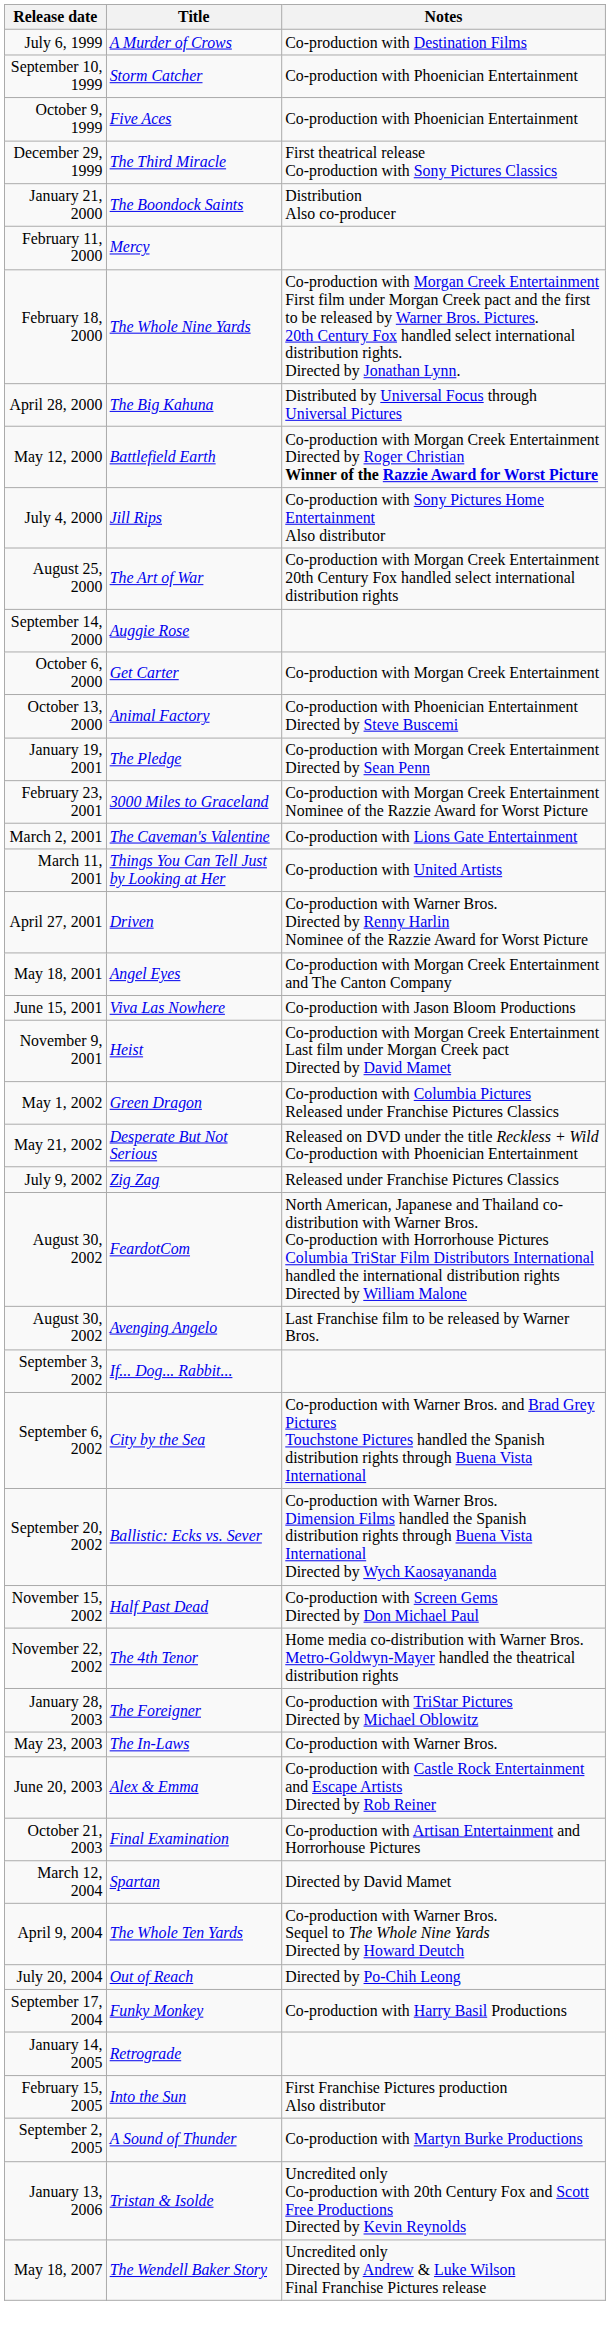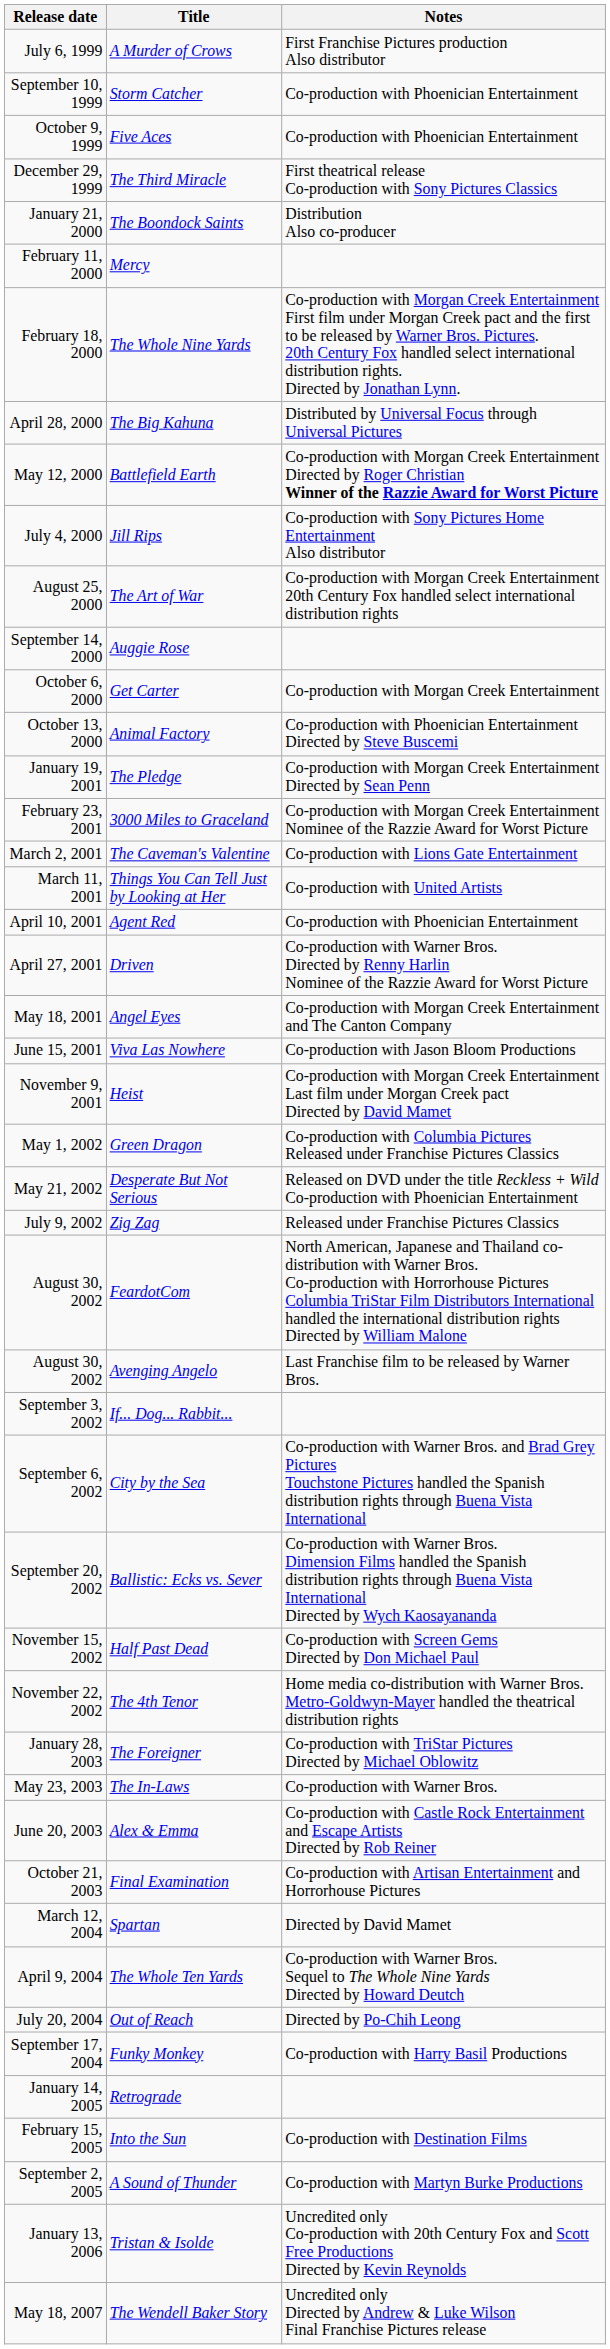(406, 42) Co-production with Destination Films -> (396, 51) First Franchise Pictures production Also distributor
+ row: (142, 922)
(396, 2096) First Franchise Pictures production Also distributor -> (406, 2139) Co-production with Destination Films
